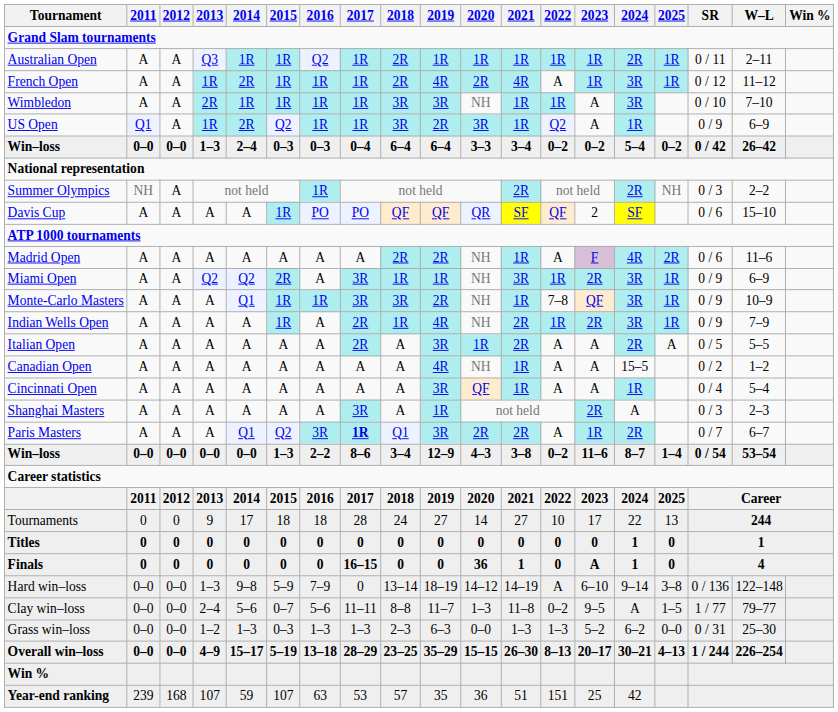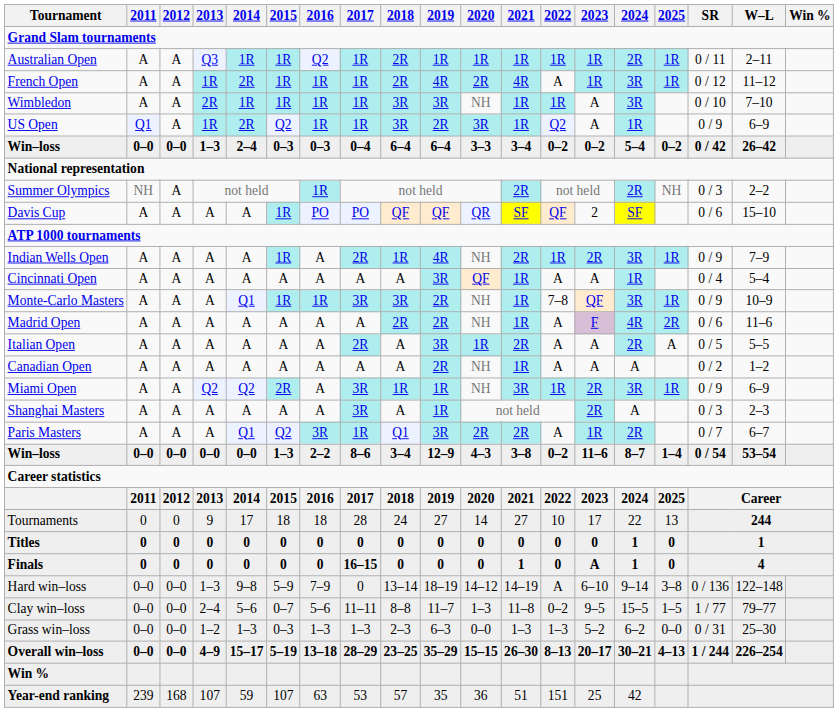rows swapped: (58, 322) <-> (44, 256)
rows swapped: (42, 278) <-> (52, 388)
(441, 366) 4R -> (441, 366) 2R
(635, 366) 15–5 -> (635, 366) A
(360, 432) bold -> (360, 432) normal
(481, 564) 36 -> (481, 564) 0
(635, 608) A -> (635, 608) 15–5
